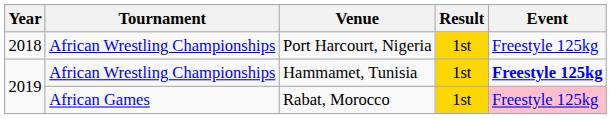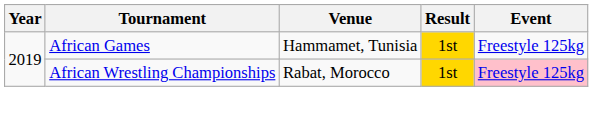- row: (357, 45)
(162, 72) African Wrestling Championships -> (100, 45) African Games
(547, 72) bold -> (531, 45) normal
(100, 100) African Games -> (162, 72) African Wrestling Championships
